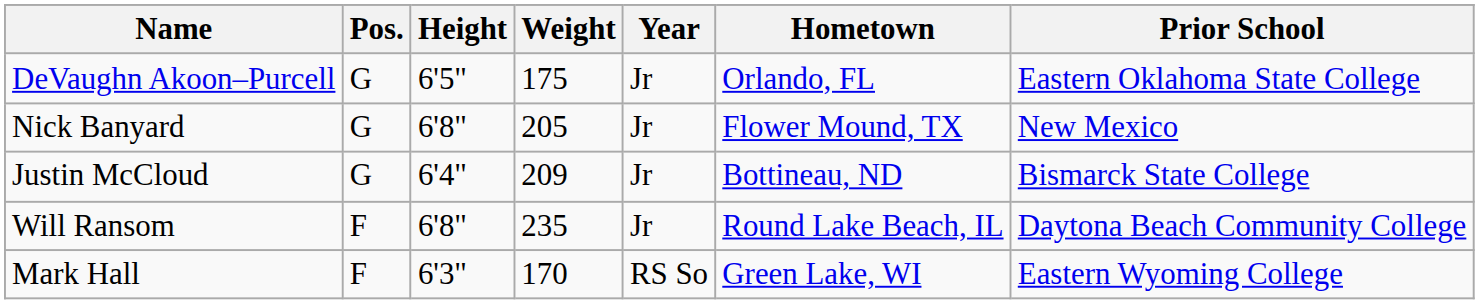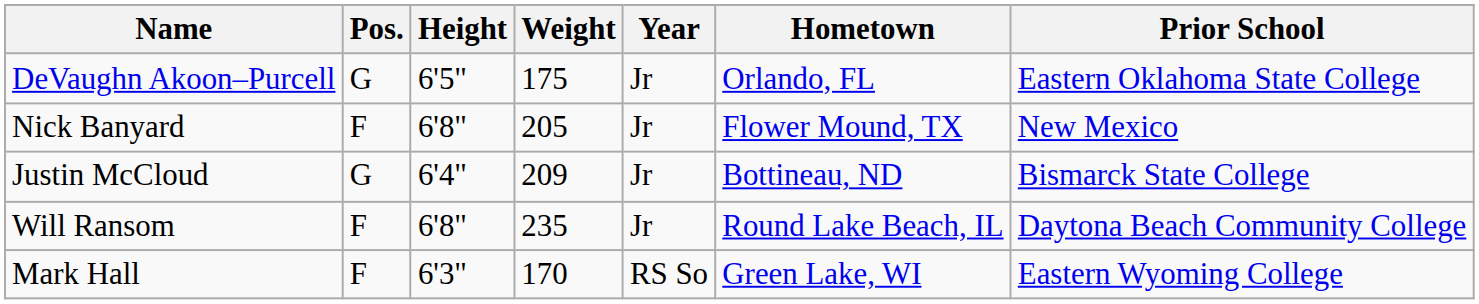(361, 126) G -> (358, 126) F
